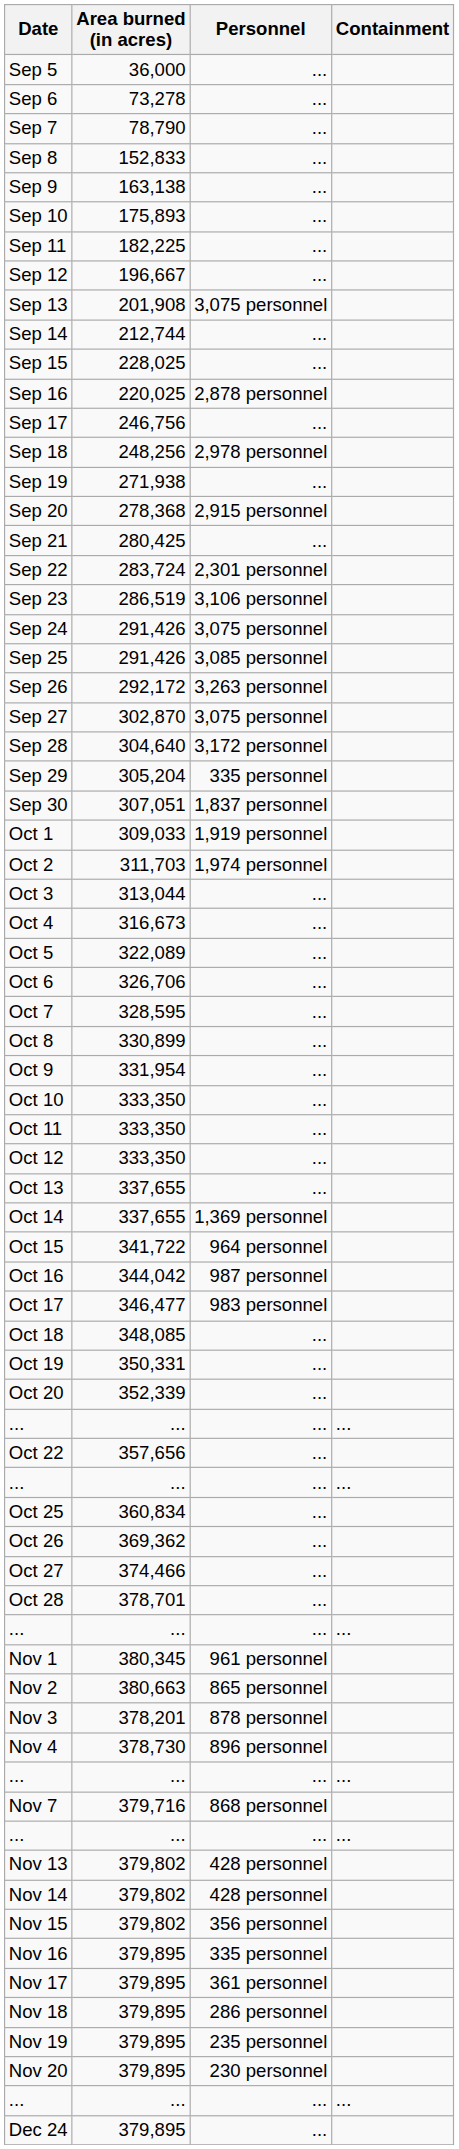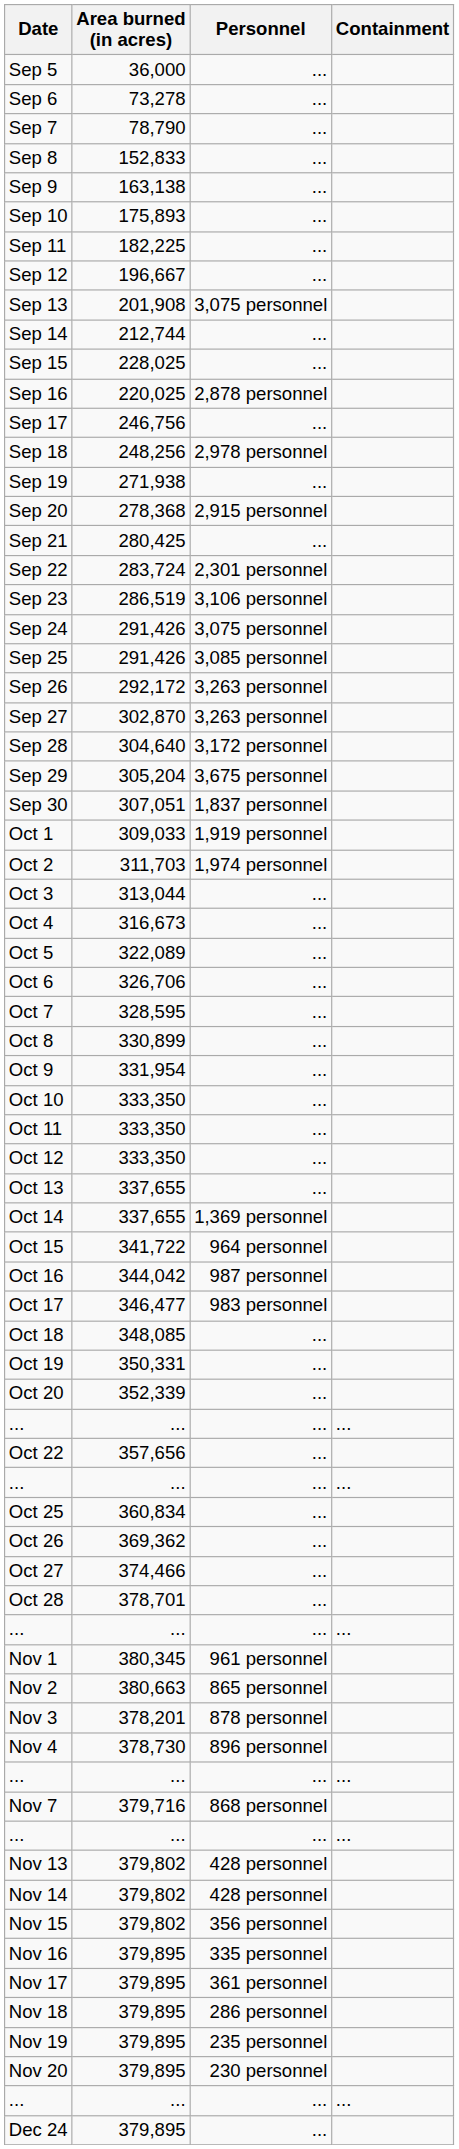(261, 717) 3,075 personnel -> (261, 717) 3,263 personnel
(268, 775) 335 personnel -> (261, 775) 3,675 personnel
